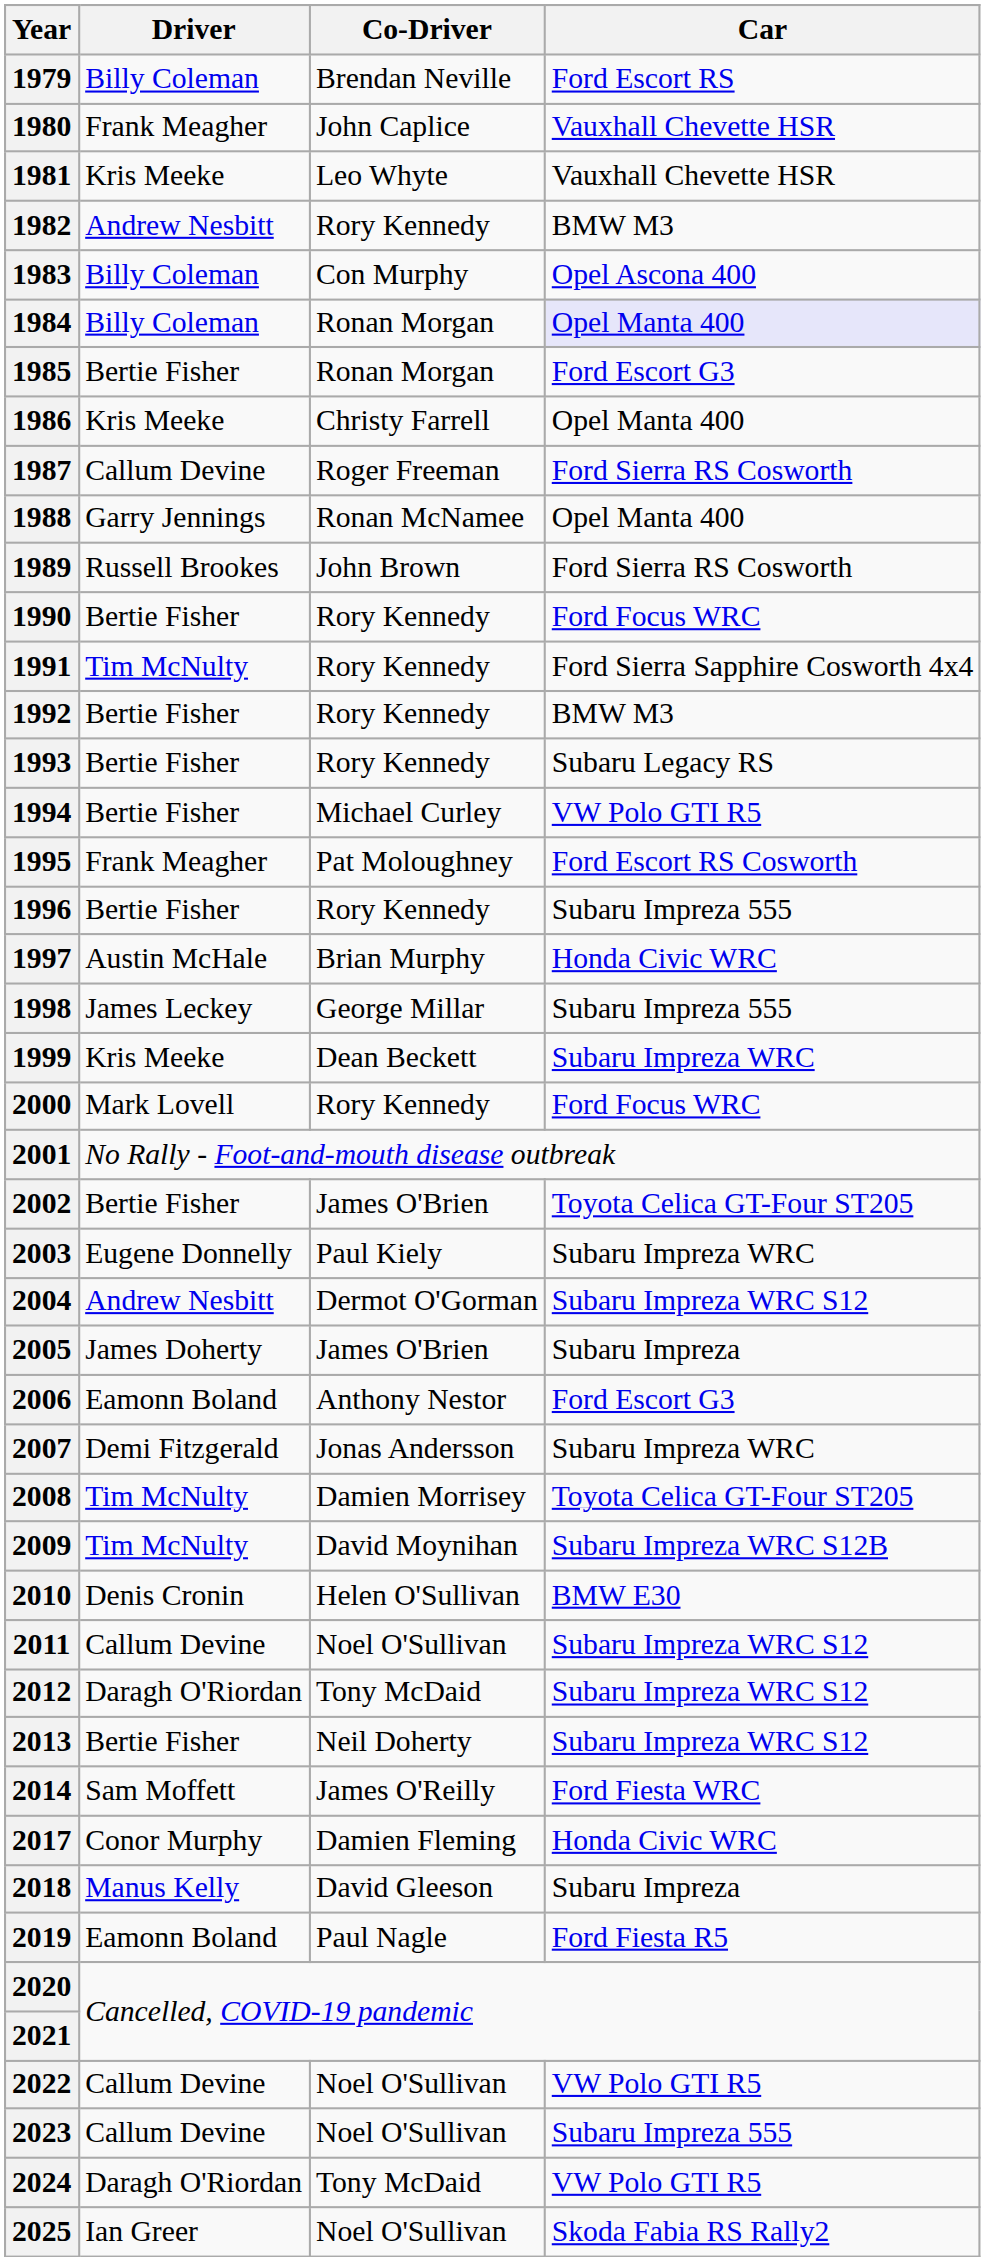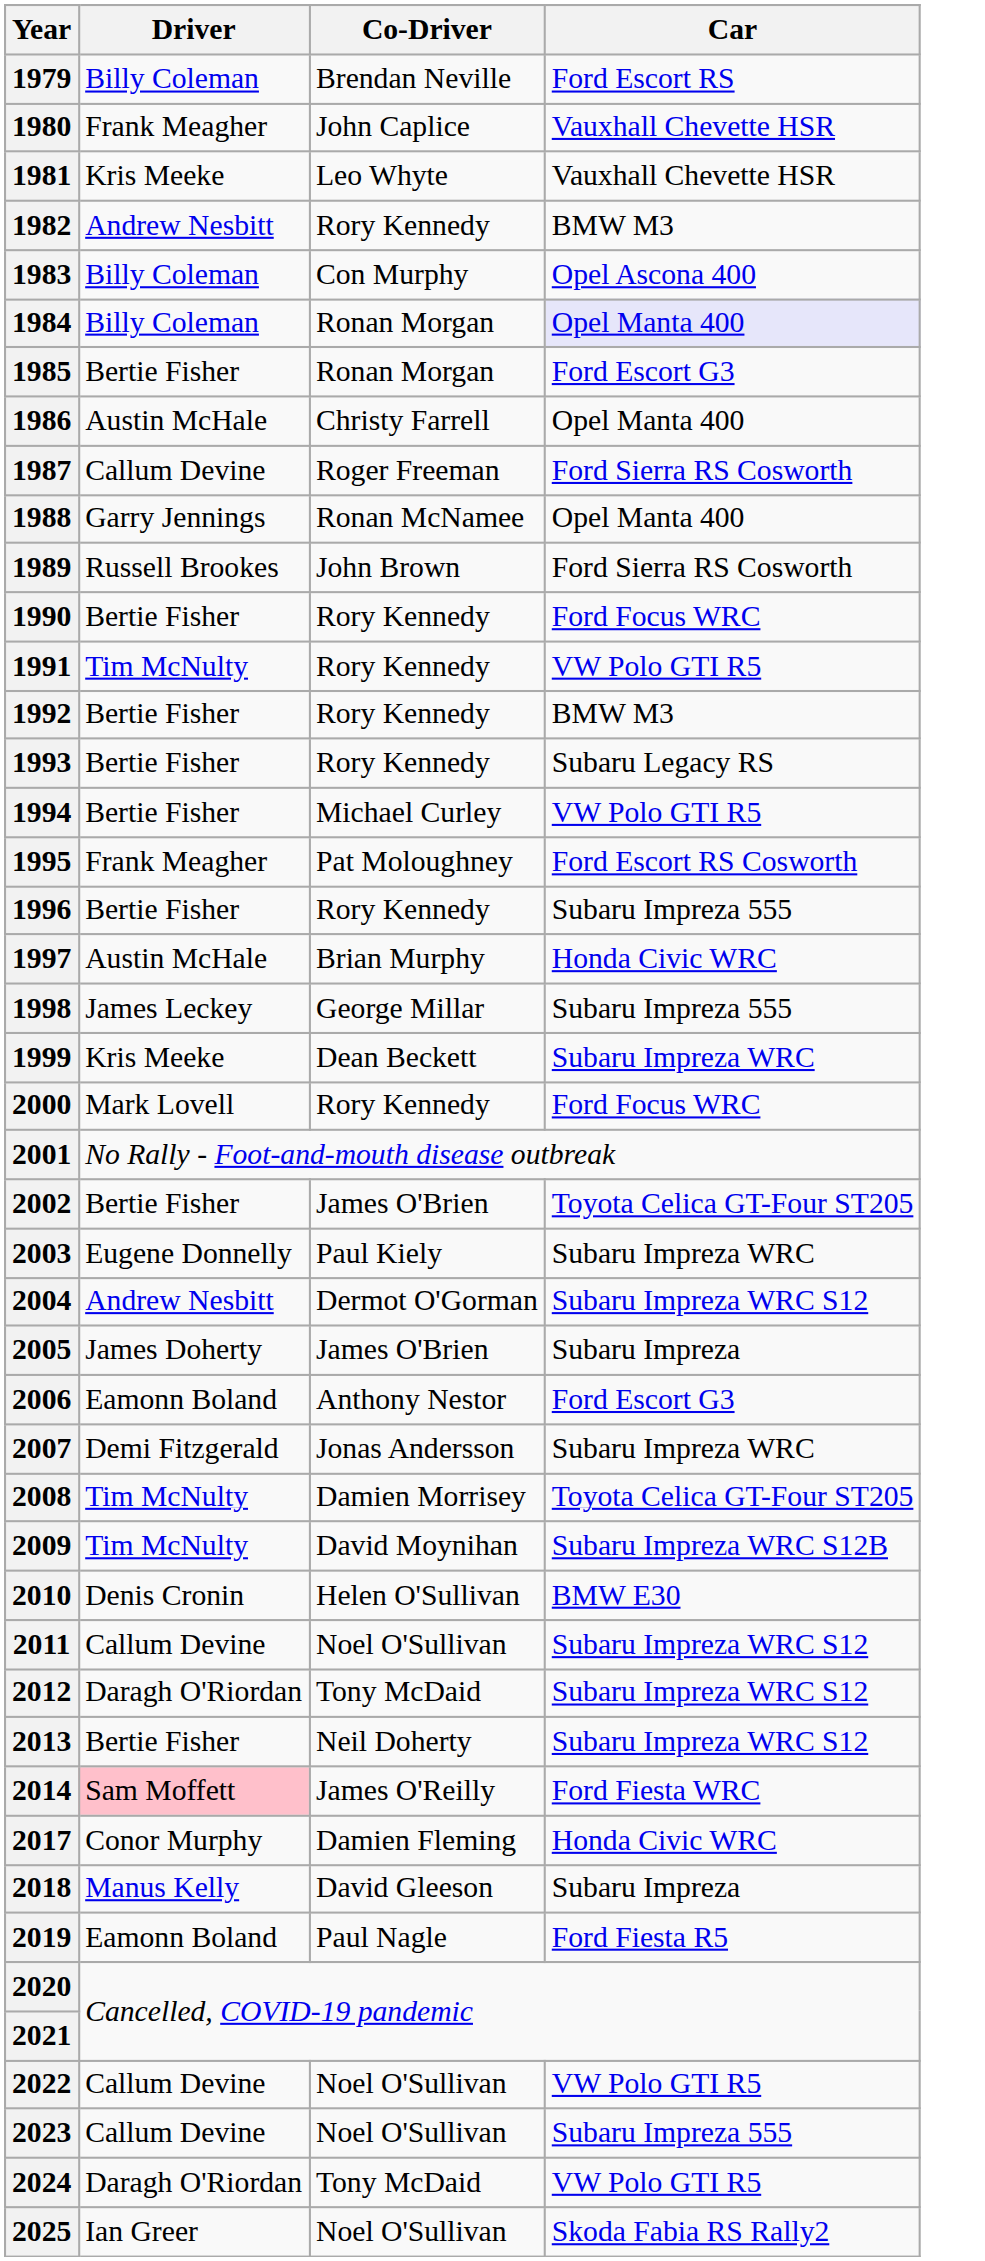(155, 420) Kris Meeke -> (176, 420) Austin McHale
(763, 665) Ford Sierra Sapphire Cosworth 4x4 -> (656, 665) VW Polo GTI R5
(160, 1790) no background -> (160, 1790) pink background
